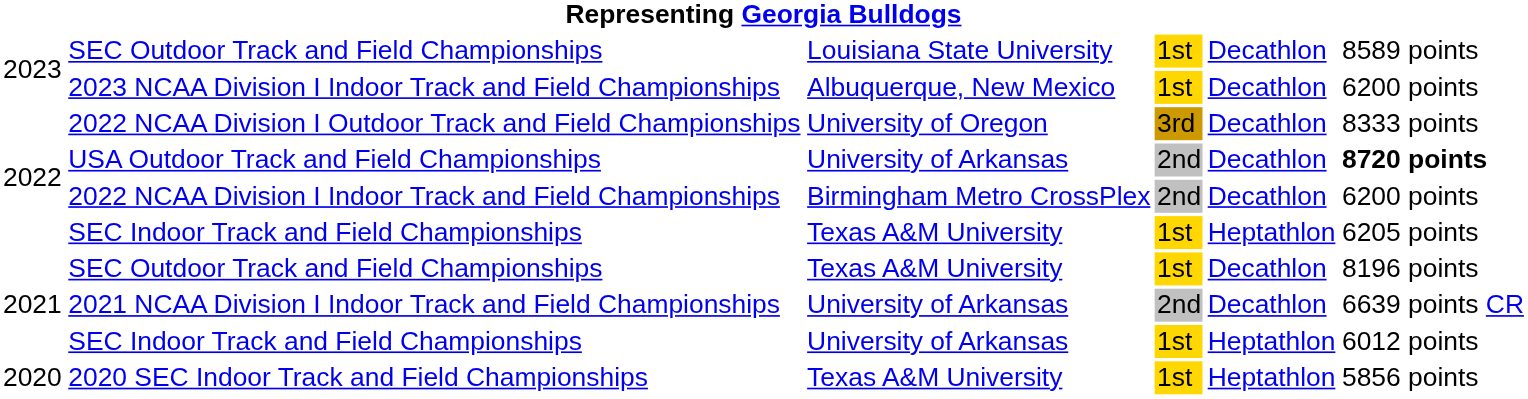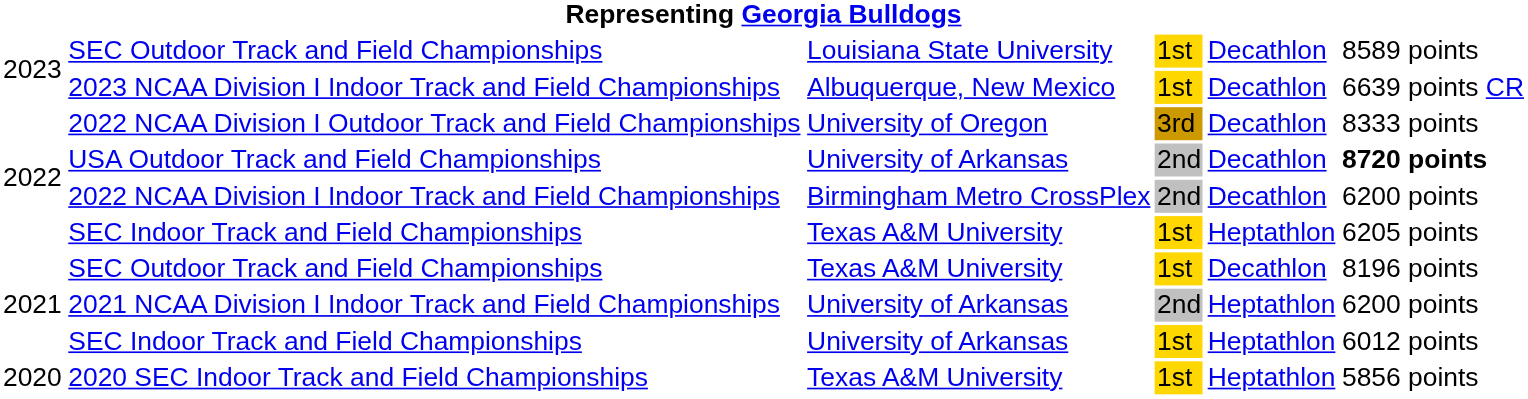(1410, 87) 6200 points -> (1433, 87) 6639 points CR
(1267, 304) Decathlon -> (1272, 304) Heptathlon
(1433, 304) 6639 points CR -> (1410, 304) 6200 points
